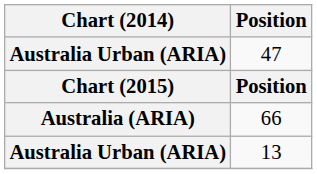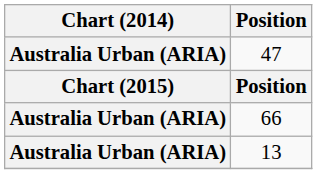(118, 119) Australia (ARIA) -> (118, 119) Australia Urban (ARIA)
